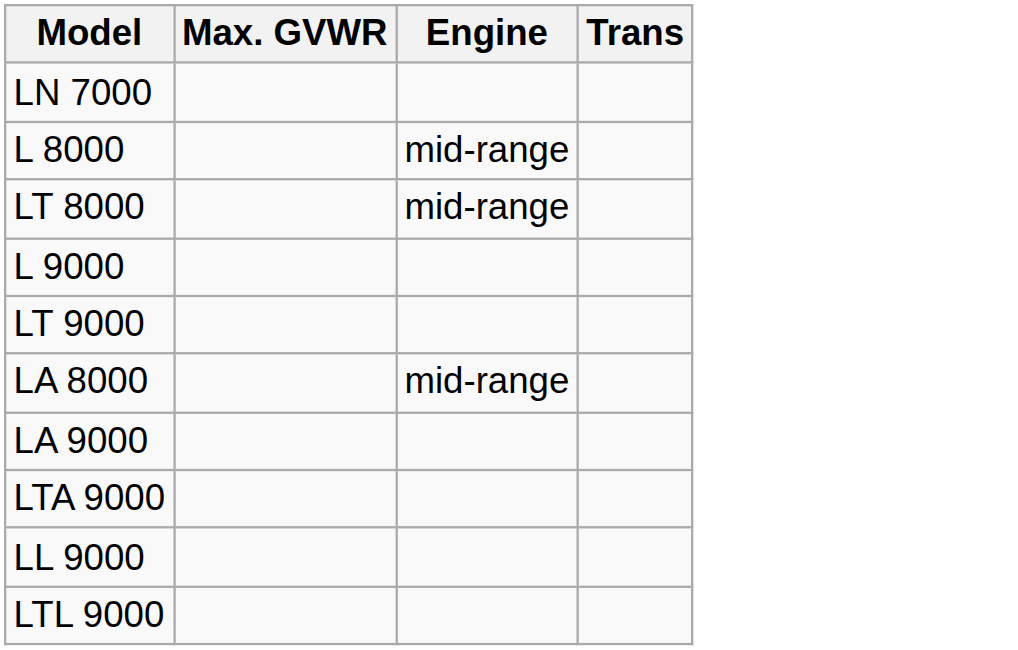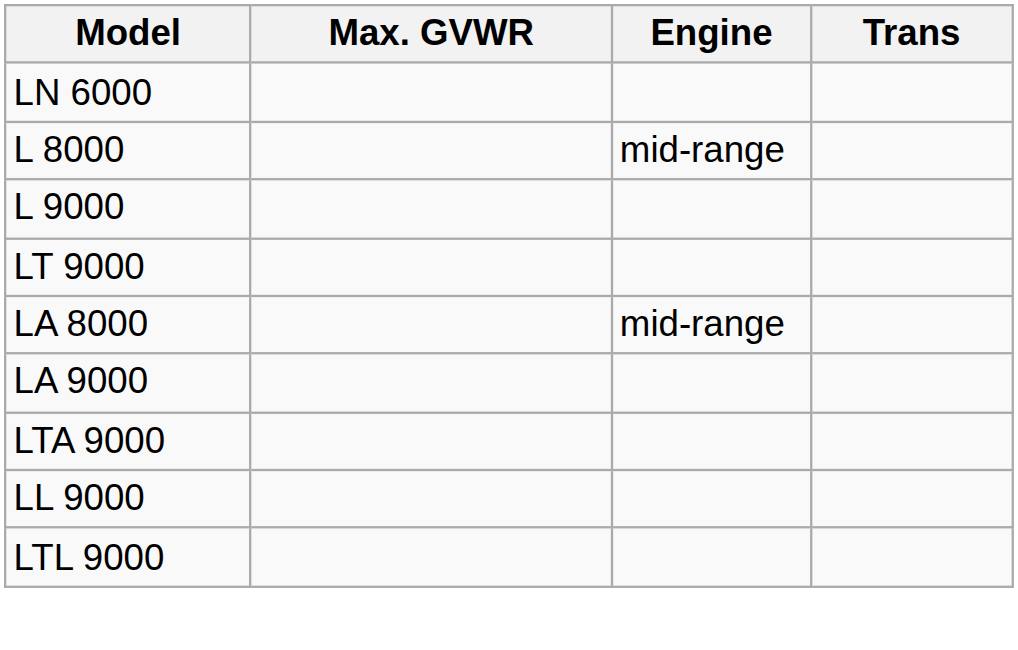+ row: (83, 91)
- row: (83, 91)
- row: (79, 207)
